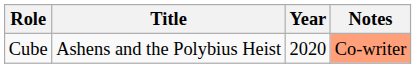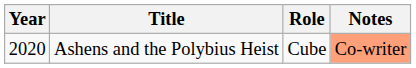columns swapped: (308, 19) <-> (28, 19)
